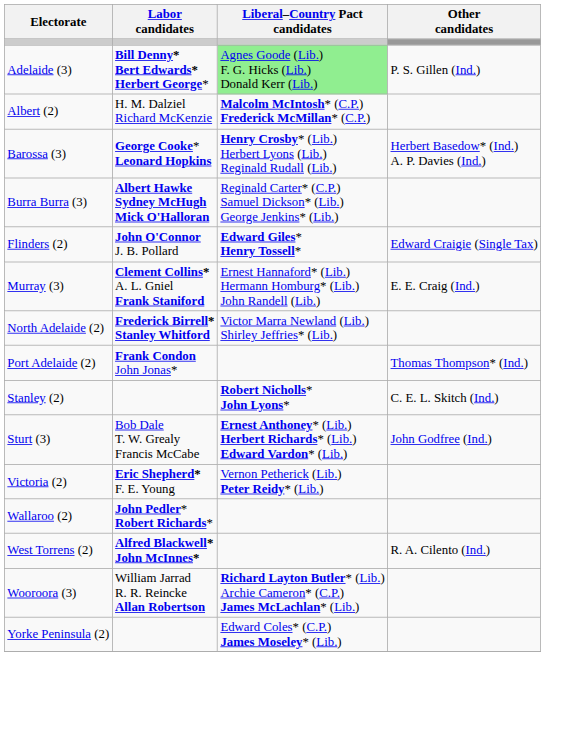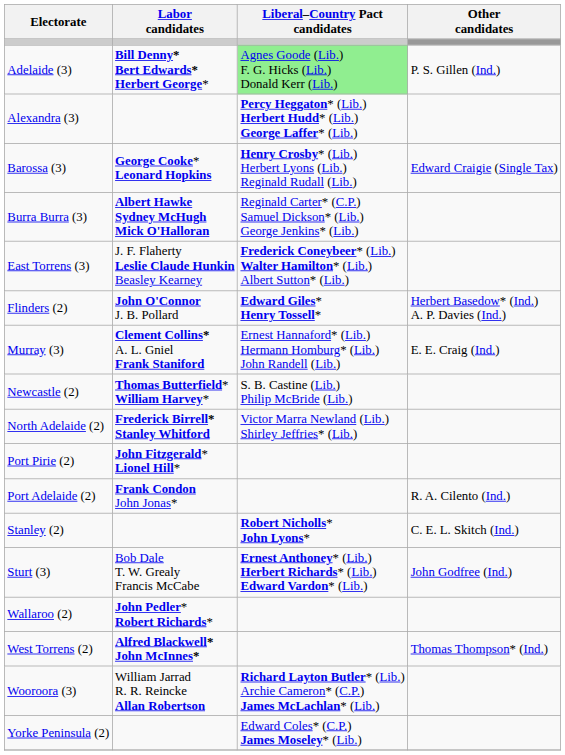- row: (33, 111)
+ row: (43, 118)
(454, 153) Herbert Basedow* (Ind.) A. P. Davies (Ind.) -> (484, 167) Edward Craigie (Single Tax)
+ row: (48, 266)
(464, 244) Edward Craigie (Single Tax) -> (474, 307) Herbert Basedow* (Ind.) A. P. Davies (Ind.)
+ row: (43, 391)
+ row: (41, 461)
(459, 362) Thomas Thompson* (Ind.) -> (460, 495) R. A. Cilento (Ind.)
- row: (37, 481)
(440, 550) R. A. Cilento (Ind.) -> (479, 649) Thomas Thompson* (Ind.)
